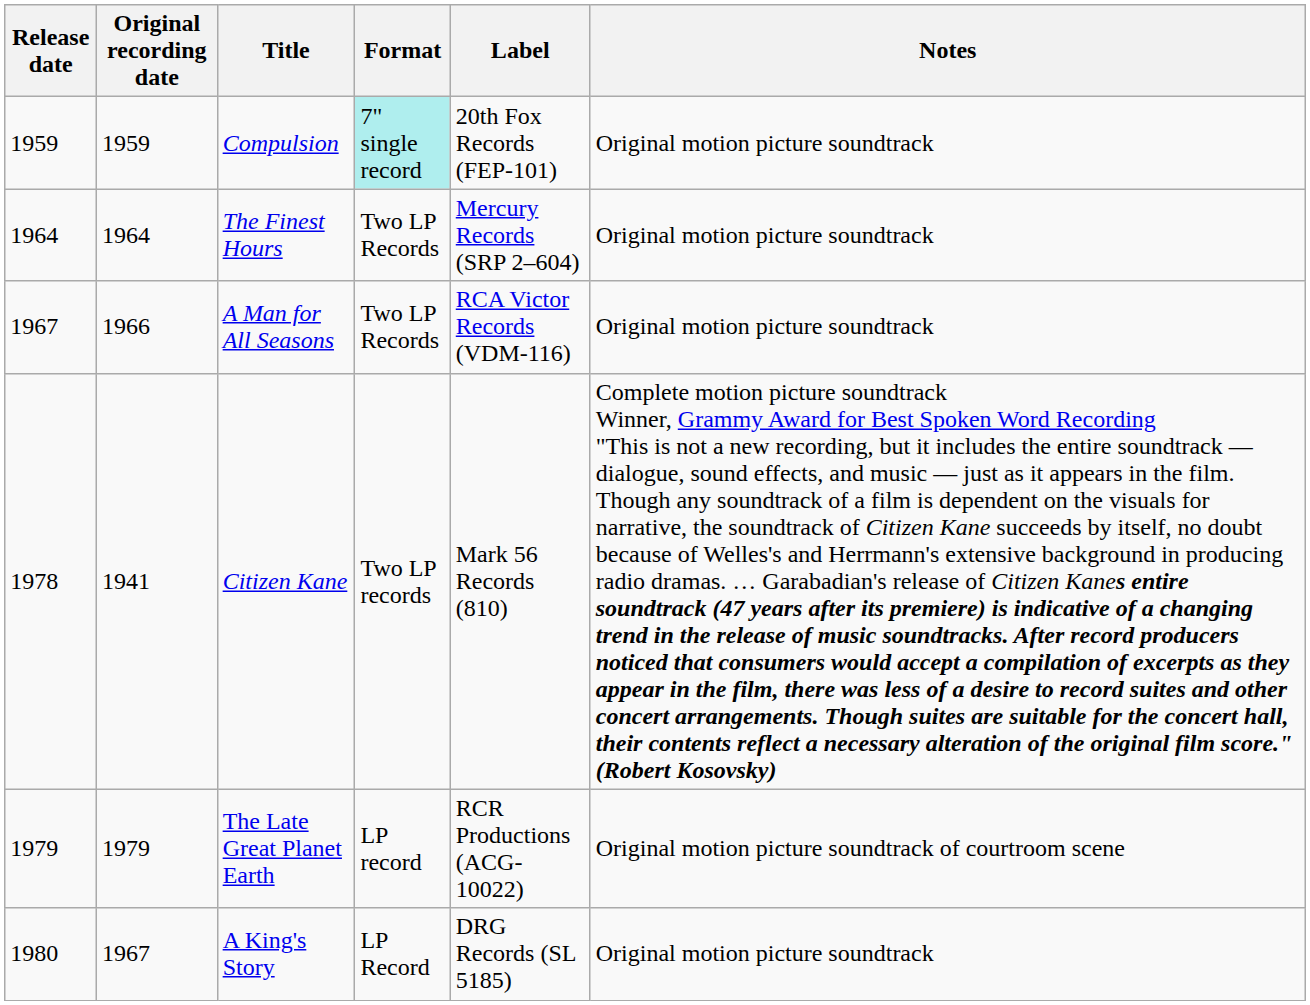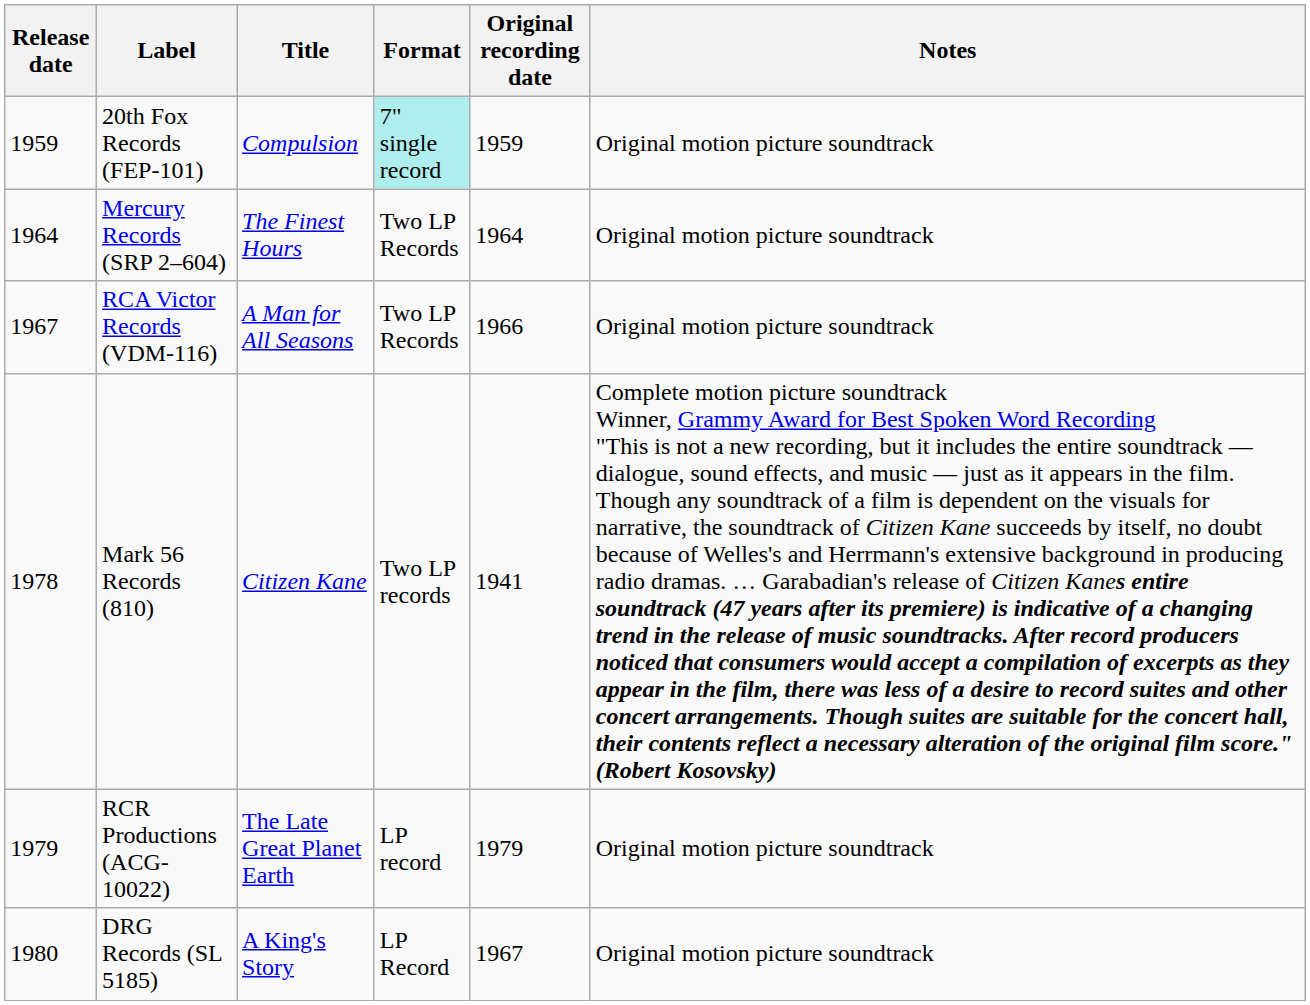columns swapped: (157, 50) <-> (520, 50)
(860, 848) Original motion picture soundtrack of courtroom scene -> (765, 848) Original motion picture soundtrack
